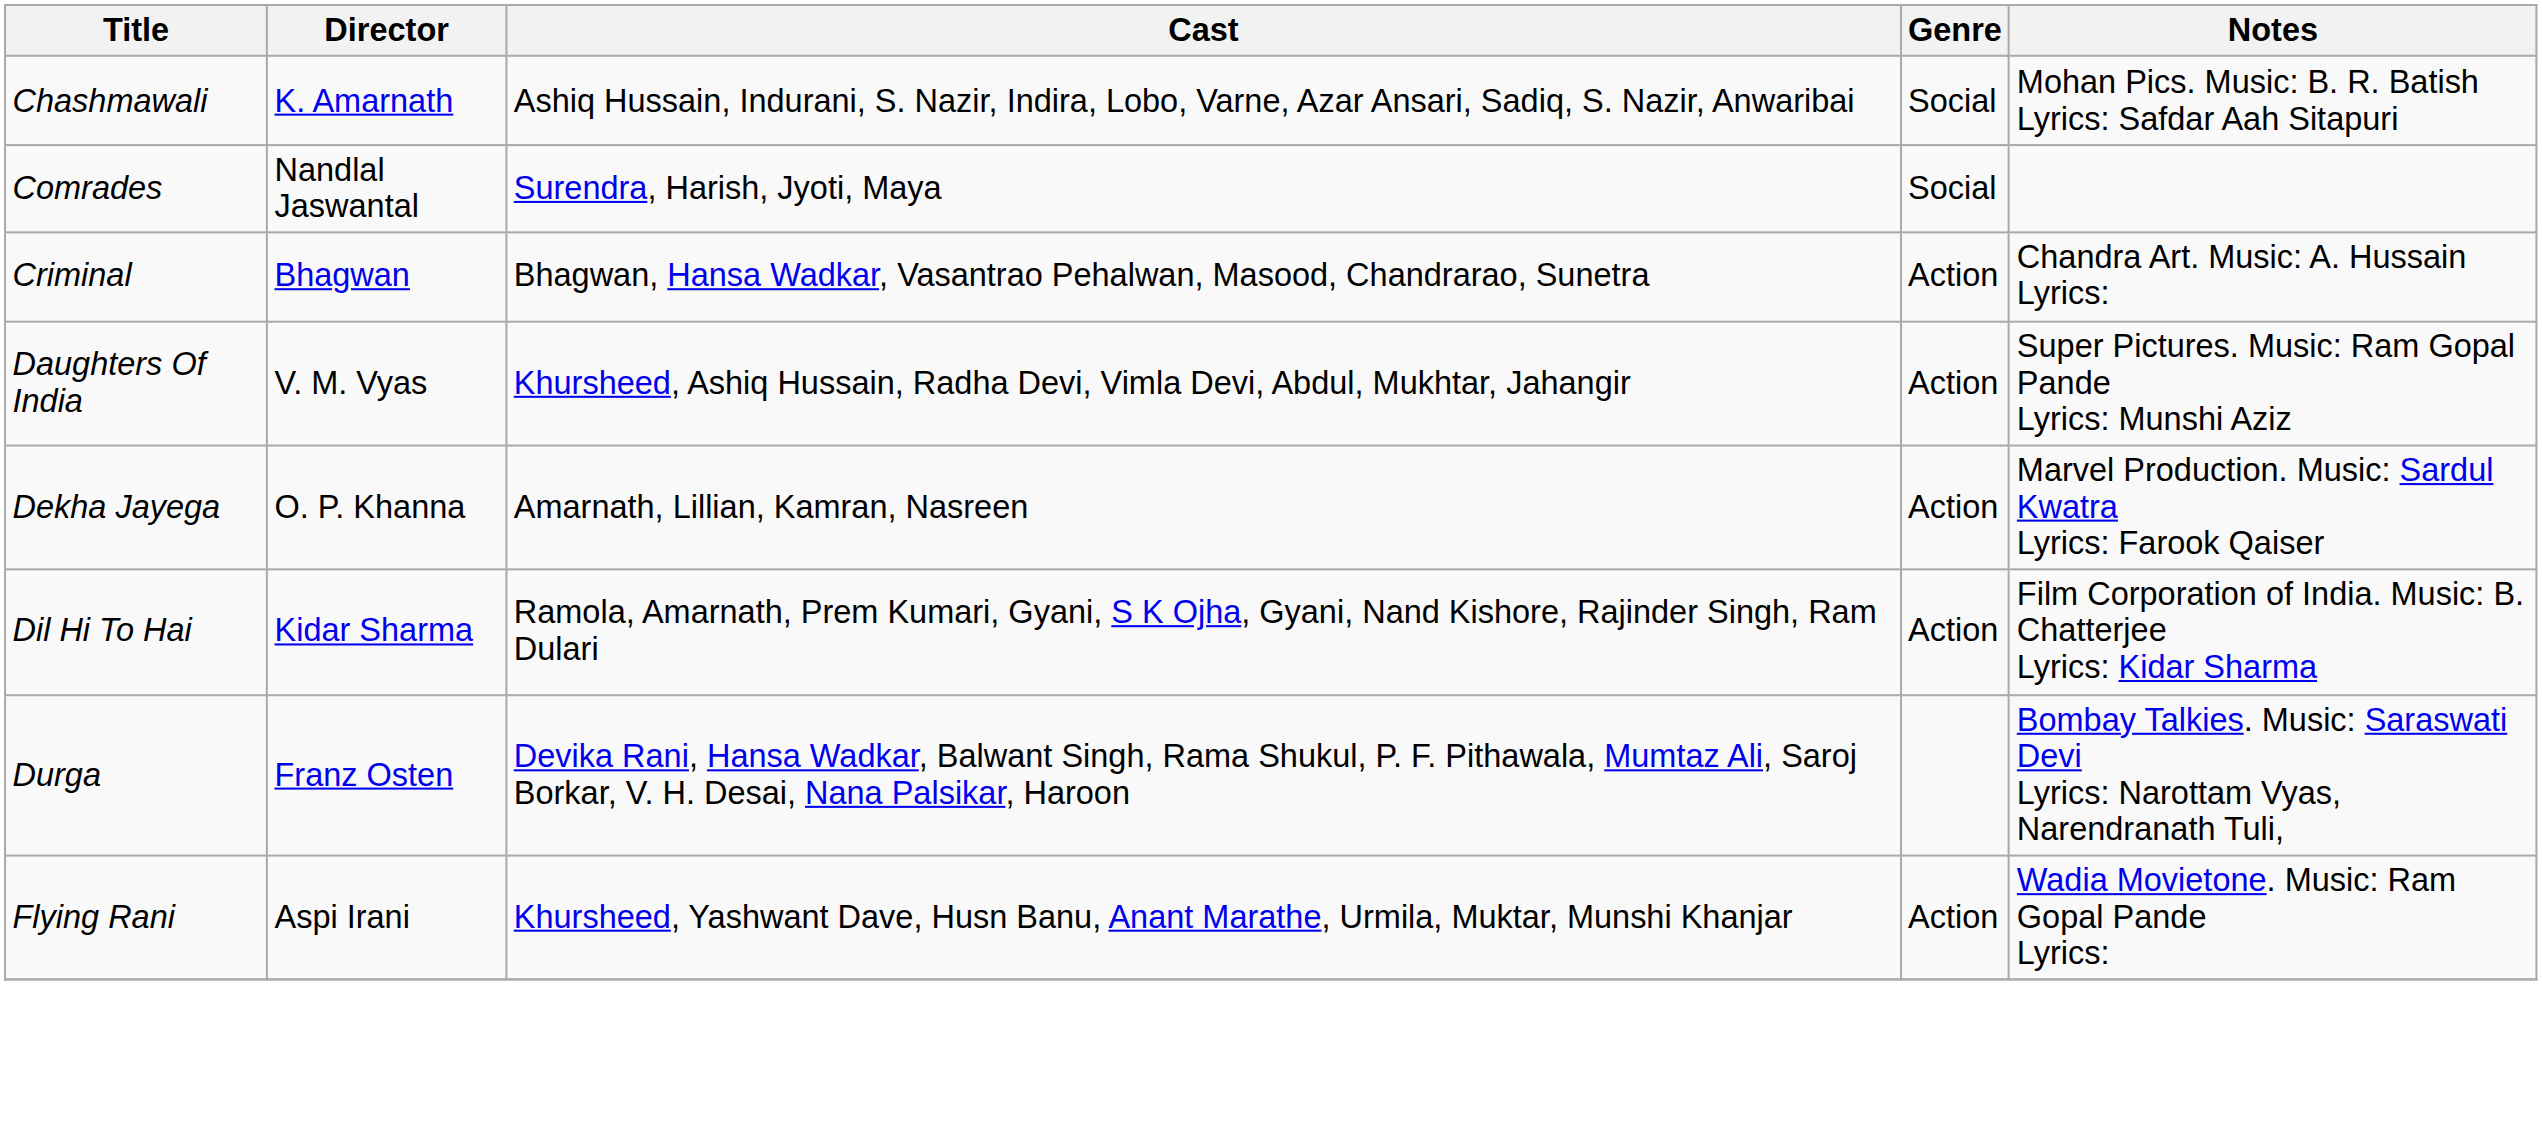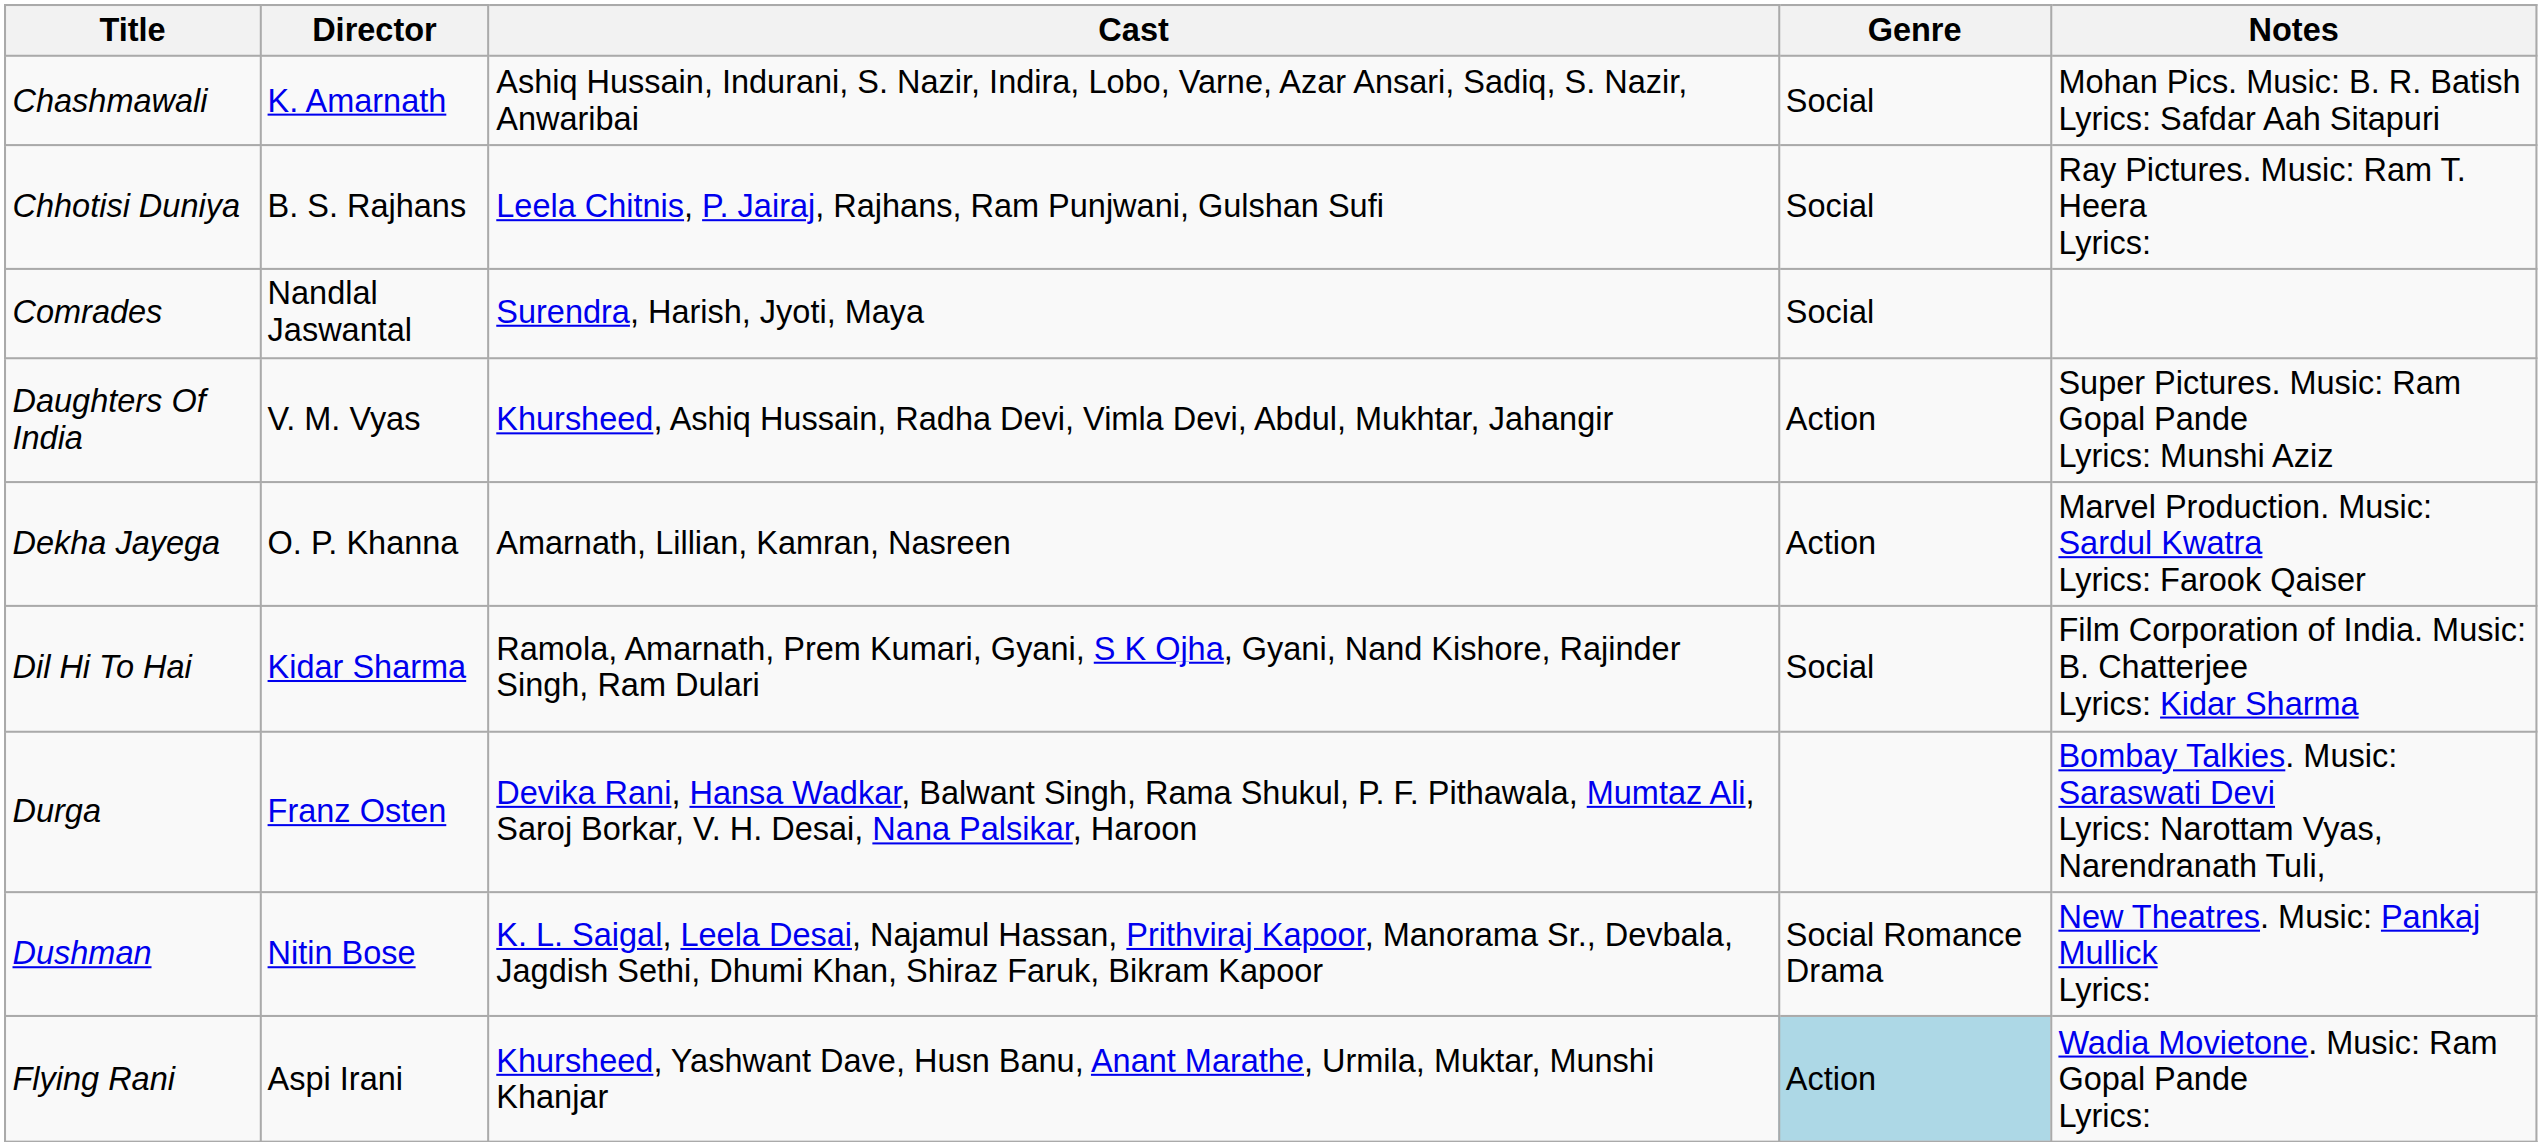+ row: (126, 206)
- row: (72, 276)
(1953, 631) Action -> (1830, 668) Social
+ row: (82, 953)
(1953, 917) no background -> (1831, 1078) lightblue background
